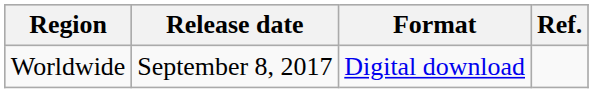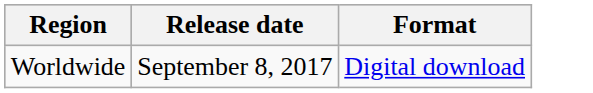- column: (560, 25)
